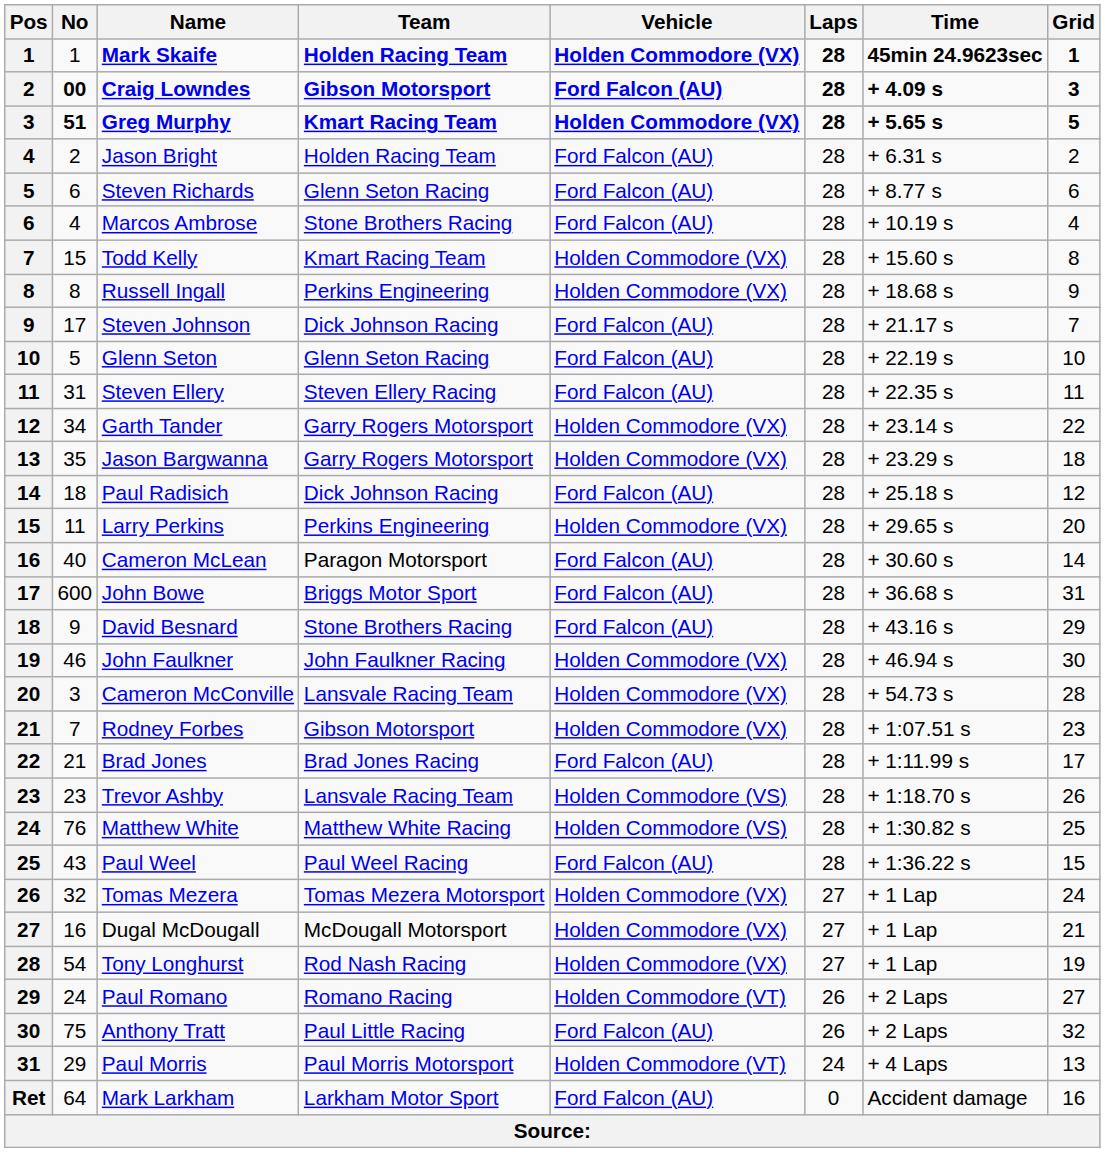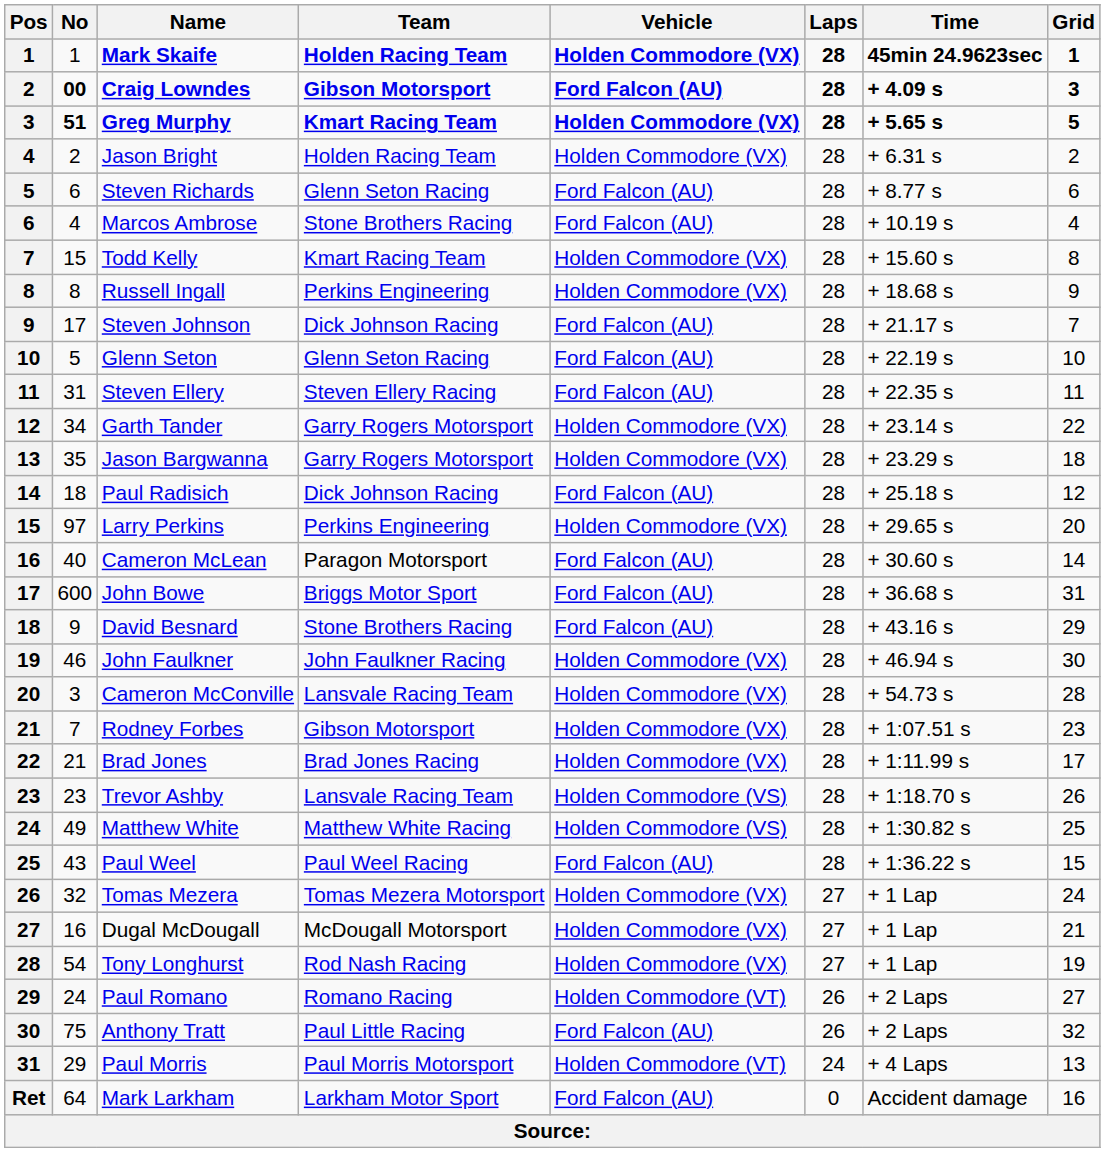(634, 156) Ford Falcon (AU) -> (671, 156) Holden Commodore (VX)
(75, 526) 11 -> (75, 526) 97
(634, 761) Ford Falcon (AU) -> (671, 761) Holden Commodore (VX)
(75, 828) 76 -> (75, 828) 49
